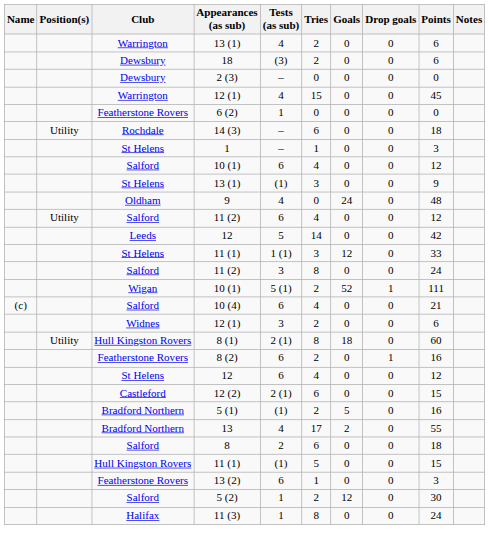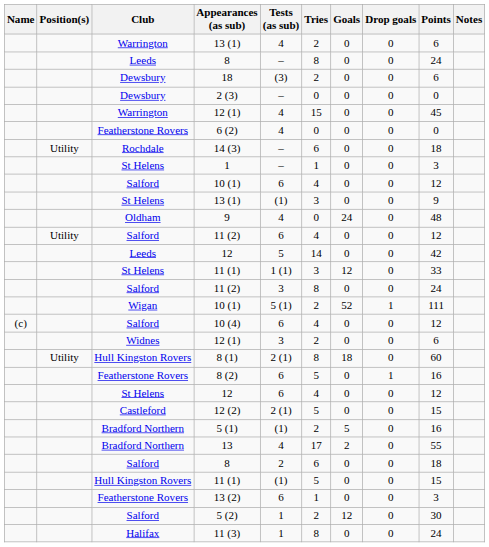+ row: (143, 60)
(281, 113) 1 -> (281, 130) 4
(436, 305) 21 -> (436, 323) 12
(316, 358) 2 -> (316, 375) 5
(316, 393) 6 -> (316, 410) 5
